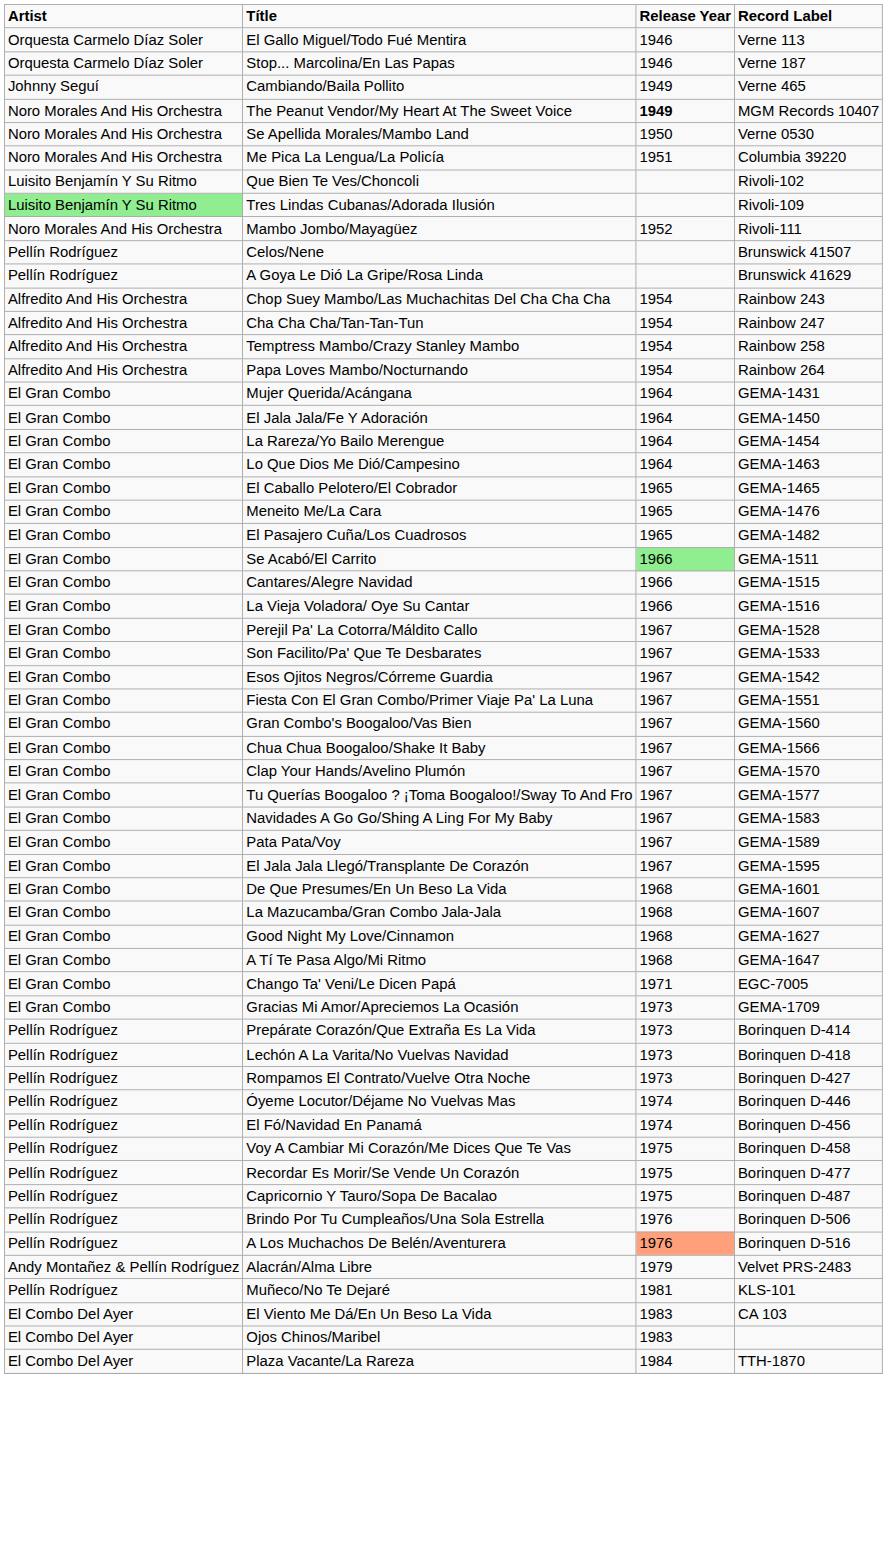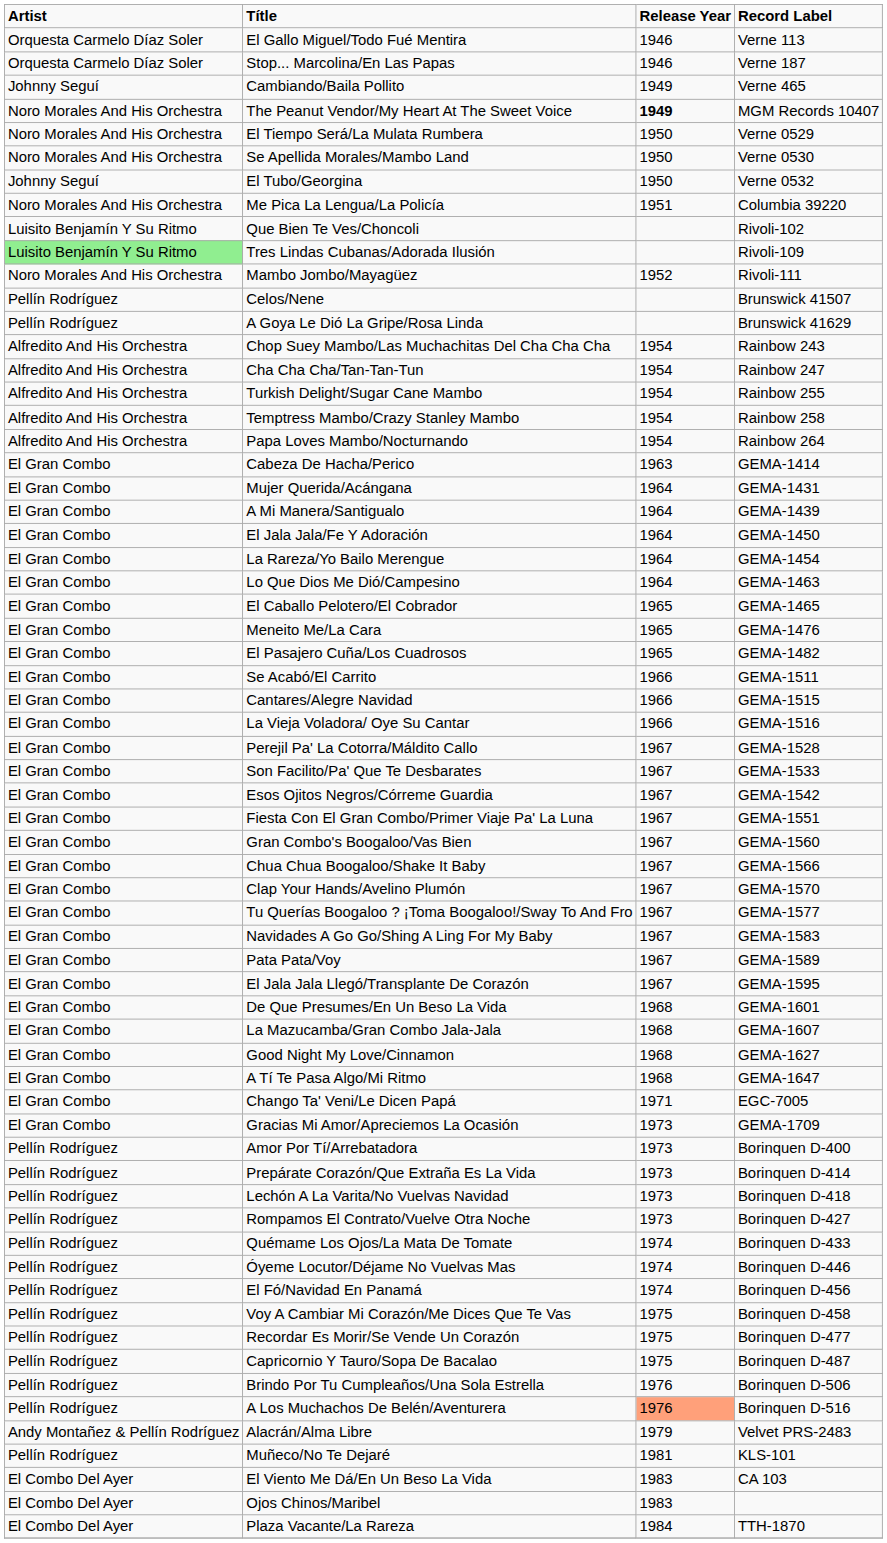+ row: (365, 134)
+ row: (304, 181)
+ row: (364, 393)
+ row: (330, 464)
+ row: (325, 511)
(656, 559) lightgreen background -> (656, 677) no background
+ row: (332, 1149)
+ row: (379, 1243)
